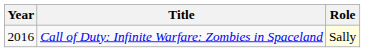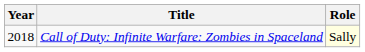(21, 36) 2016 -> (21, 36) 2018
